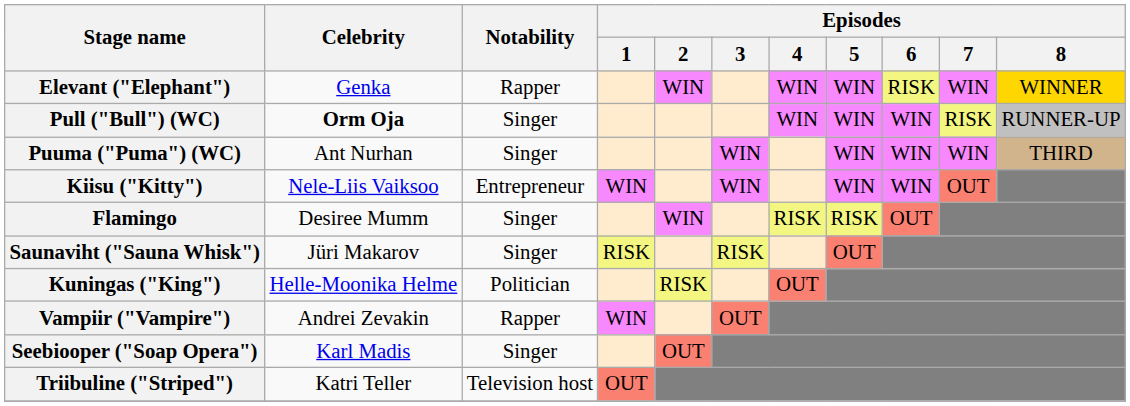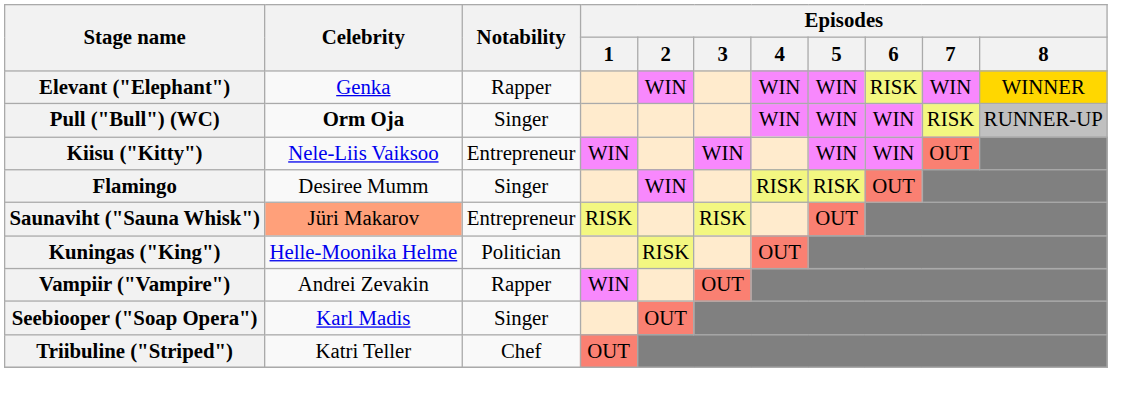- row: (135, 152)
(363, 251) no background -> (363, 218) lightsalmon background
(530, 251) Singer -> (521, 218) Entrepreneur
(530, 383) Television host -> (521, 350) Chef
